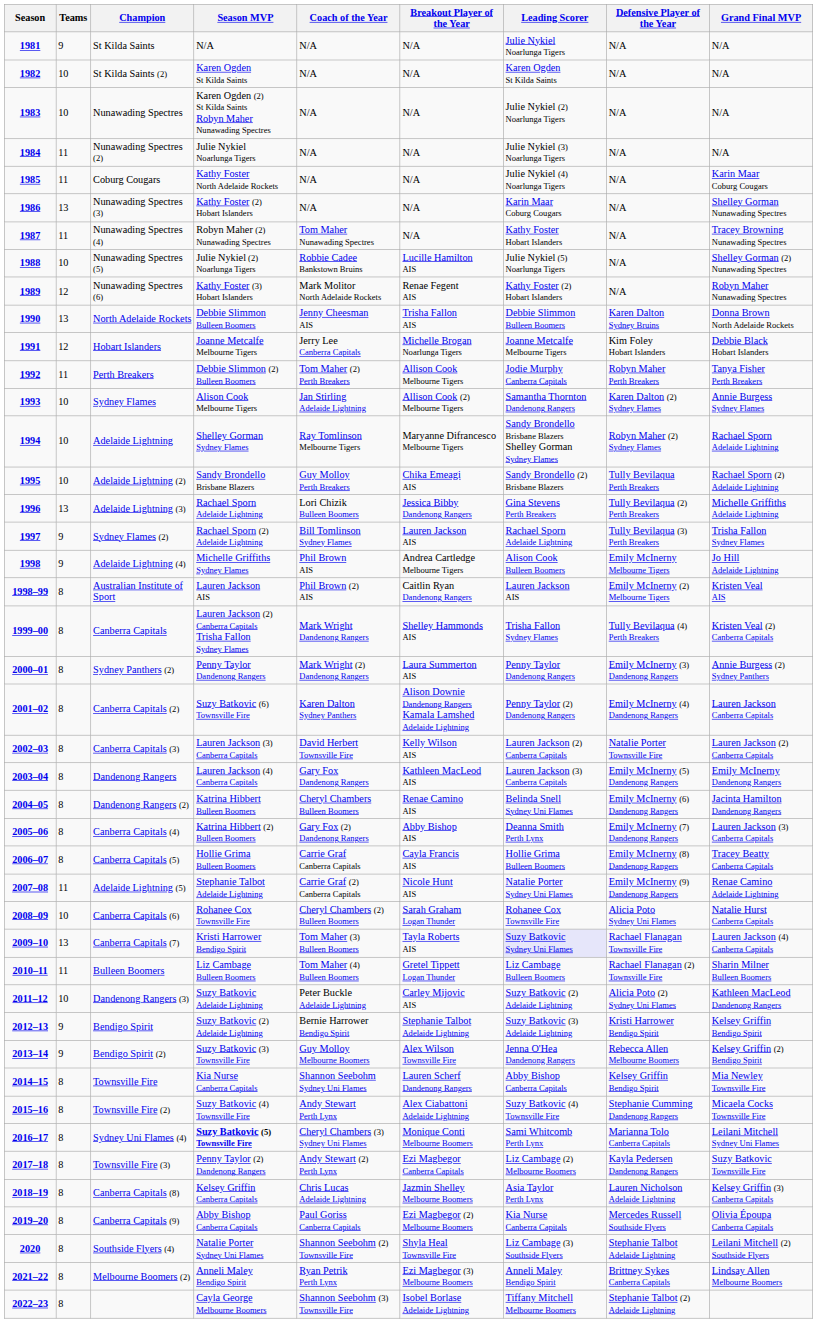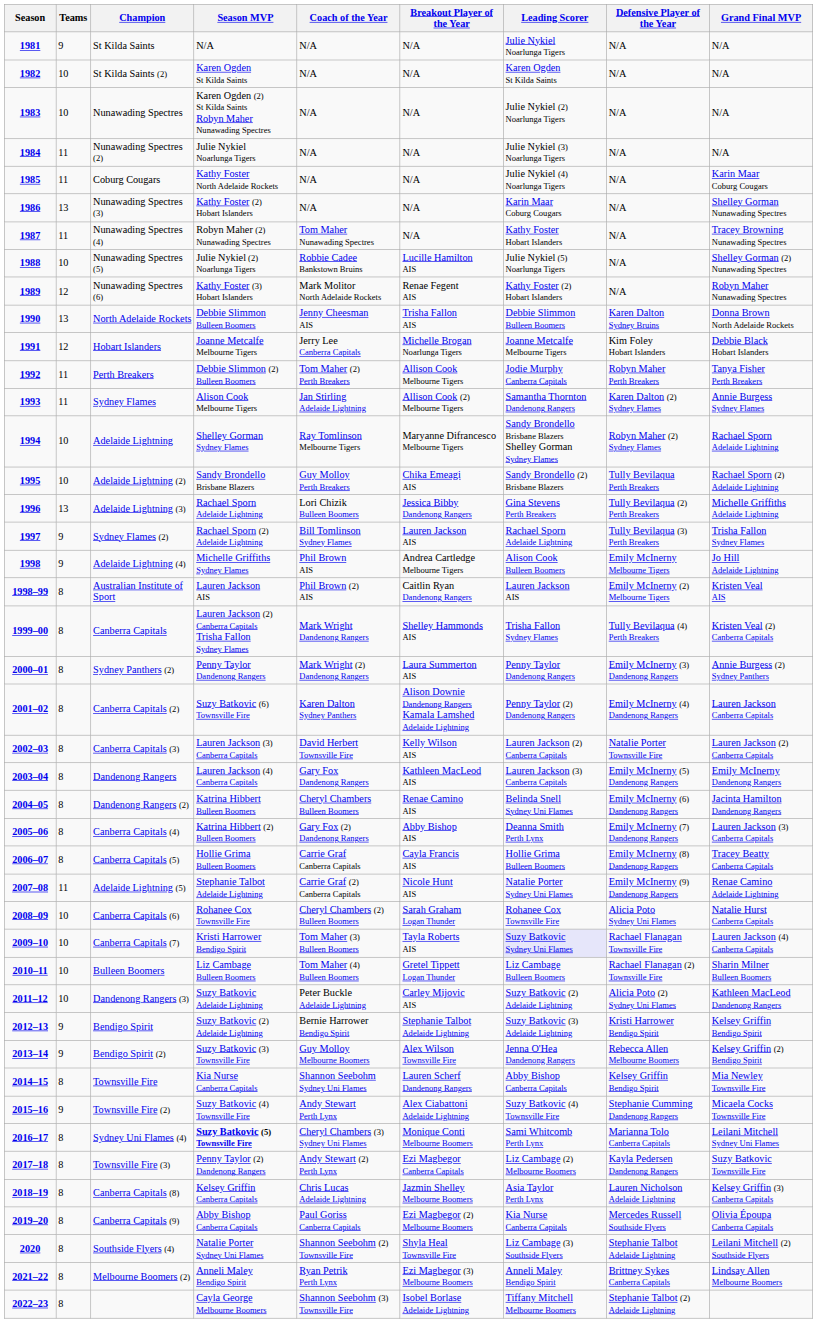(63, 402) 10 -> (63, 402) 11
(63, 943) 13 -> (63, 943) 10
(63, 971) 11 -> (63, 971) 10
(61, 1109) 8 -> (61, 1109) 9
